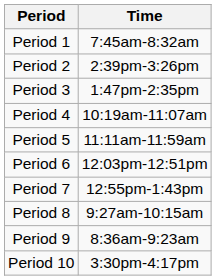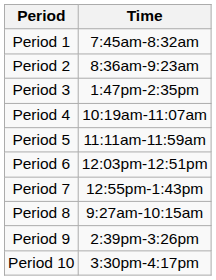(145, 66) 2:39pm-3:26pm -> (145, 66) 8:36am-9:23am
(145, 238) 8:36am-9:23am -> (145, 238) 2:39pm-3:26pm
